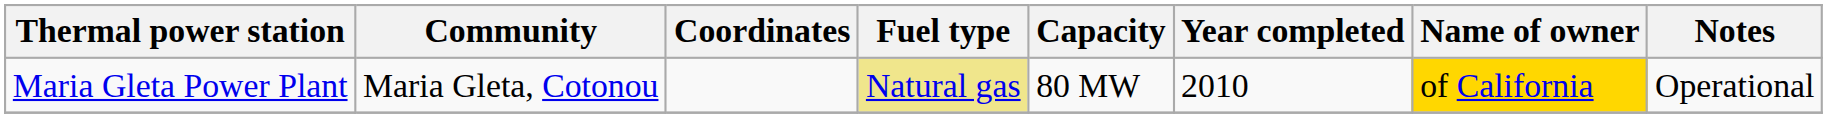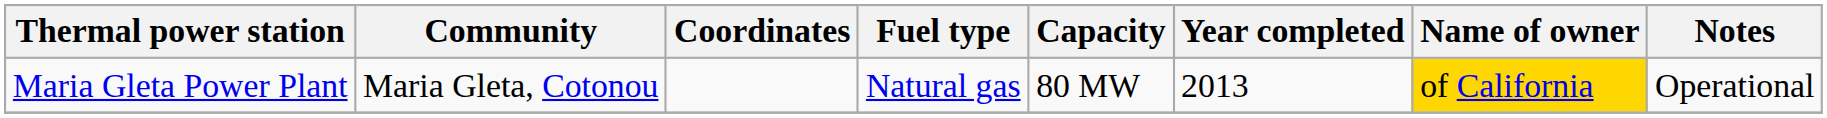(943, 84) khaki background -> (943, 84) no background
(1215, 84) 2010 -> (1215, 84) 2013
